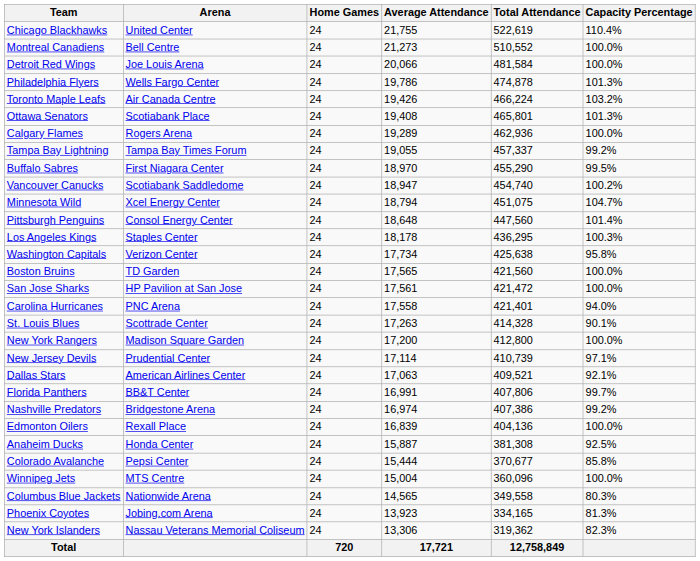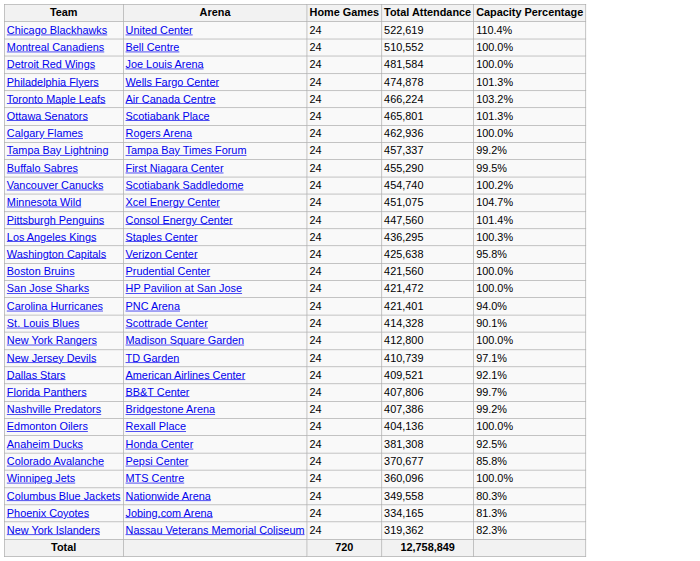- column: (436, 13)
(152, 271) TD Garden -> (168, 271) Prudential Center
(168, 358) Prudential Center -> (152, 358) TD Garden
